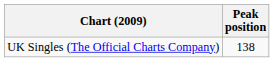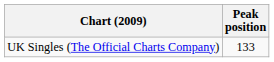(246, 47) 138 -> (246, 47) 133
